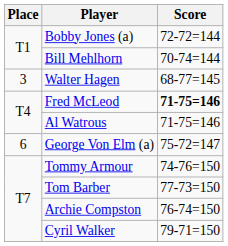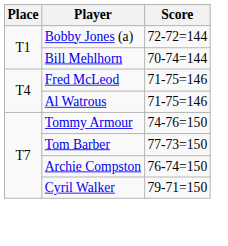- row: (82, 79)
(190, 101) bold -> (177, 79) normal
- row: (99, 144)
